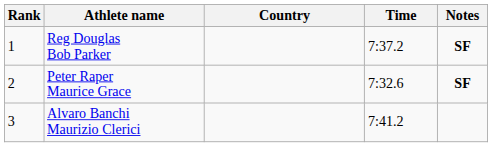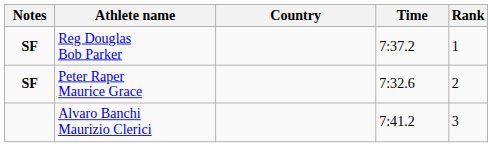columns swapped: (24, 15) <-> (463, 15)
